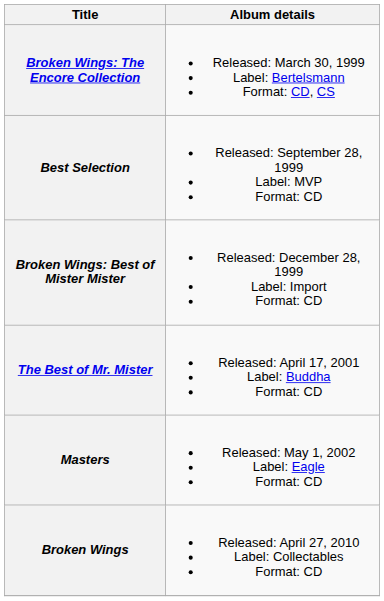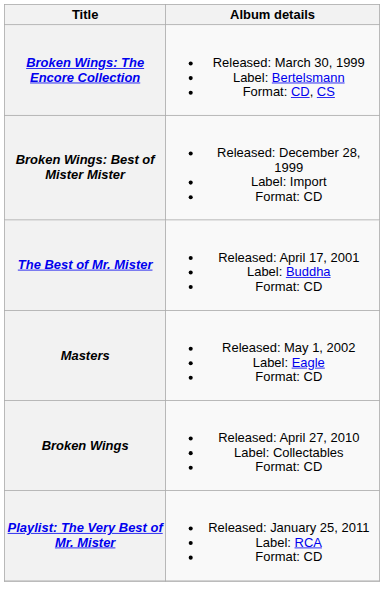- row: (85, 167)
+ row: (85, 535)
